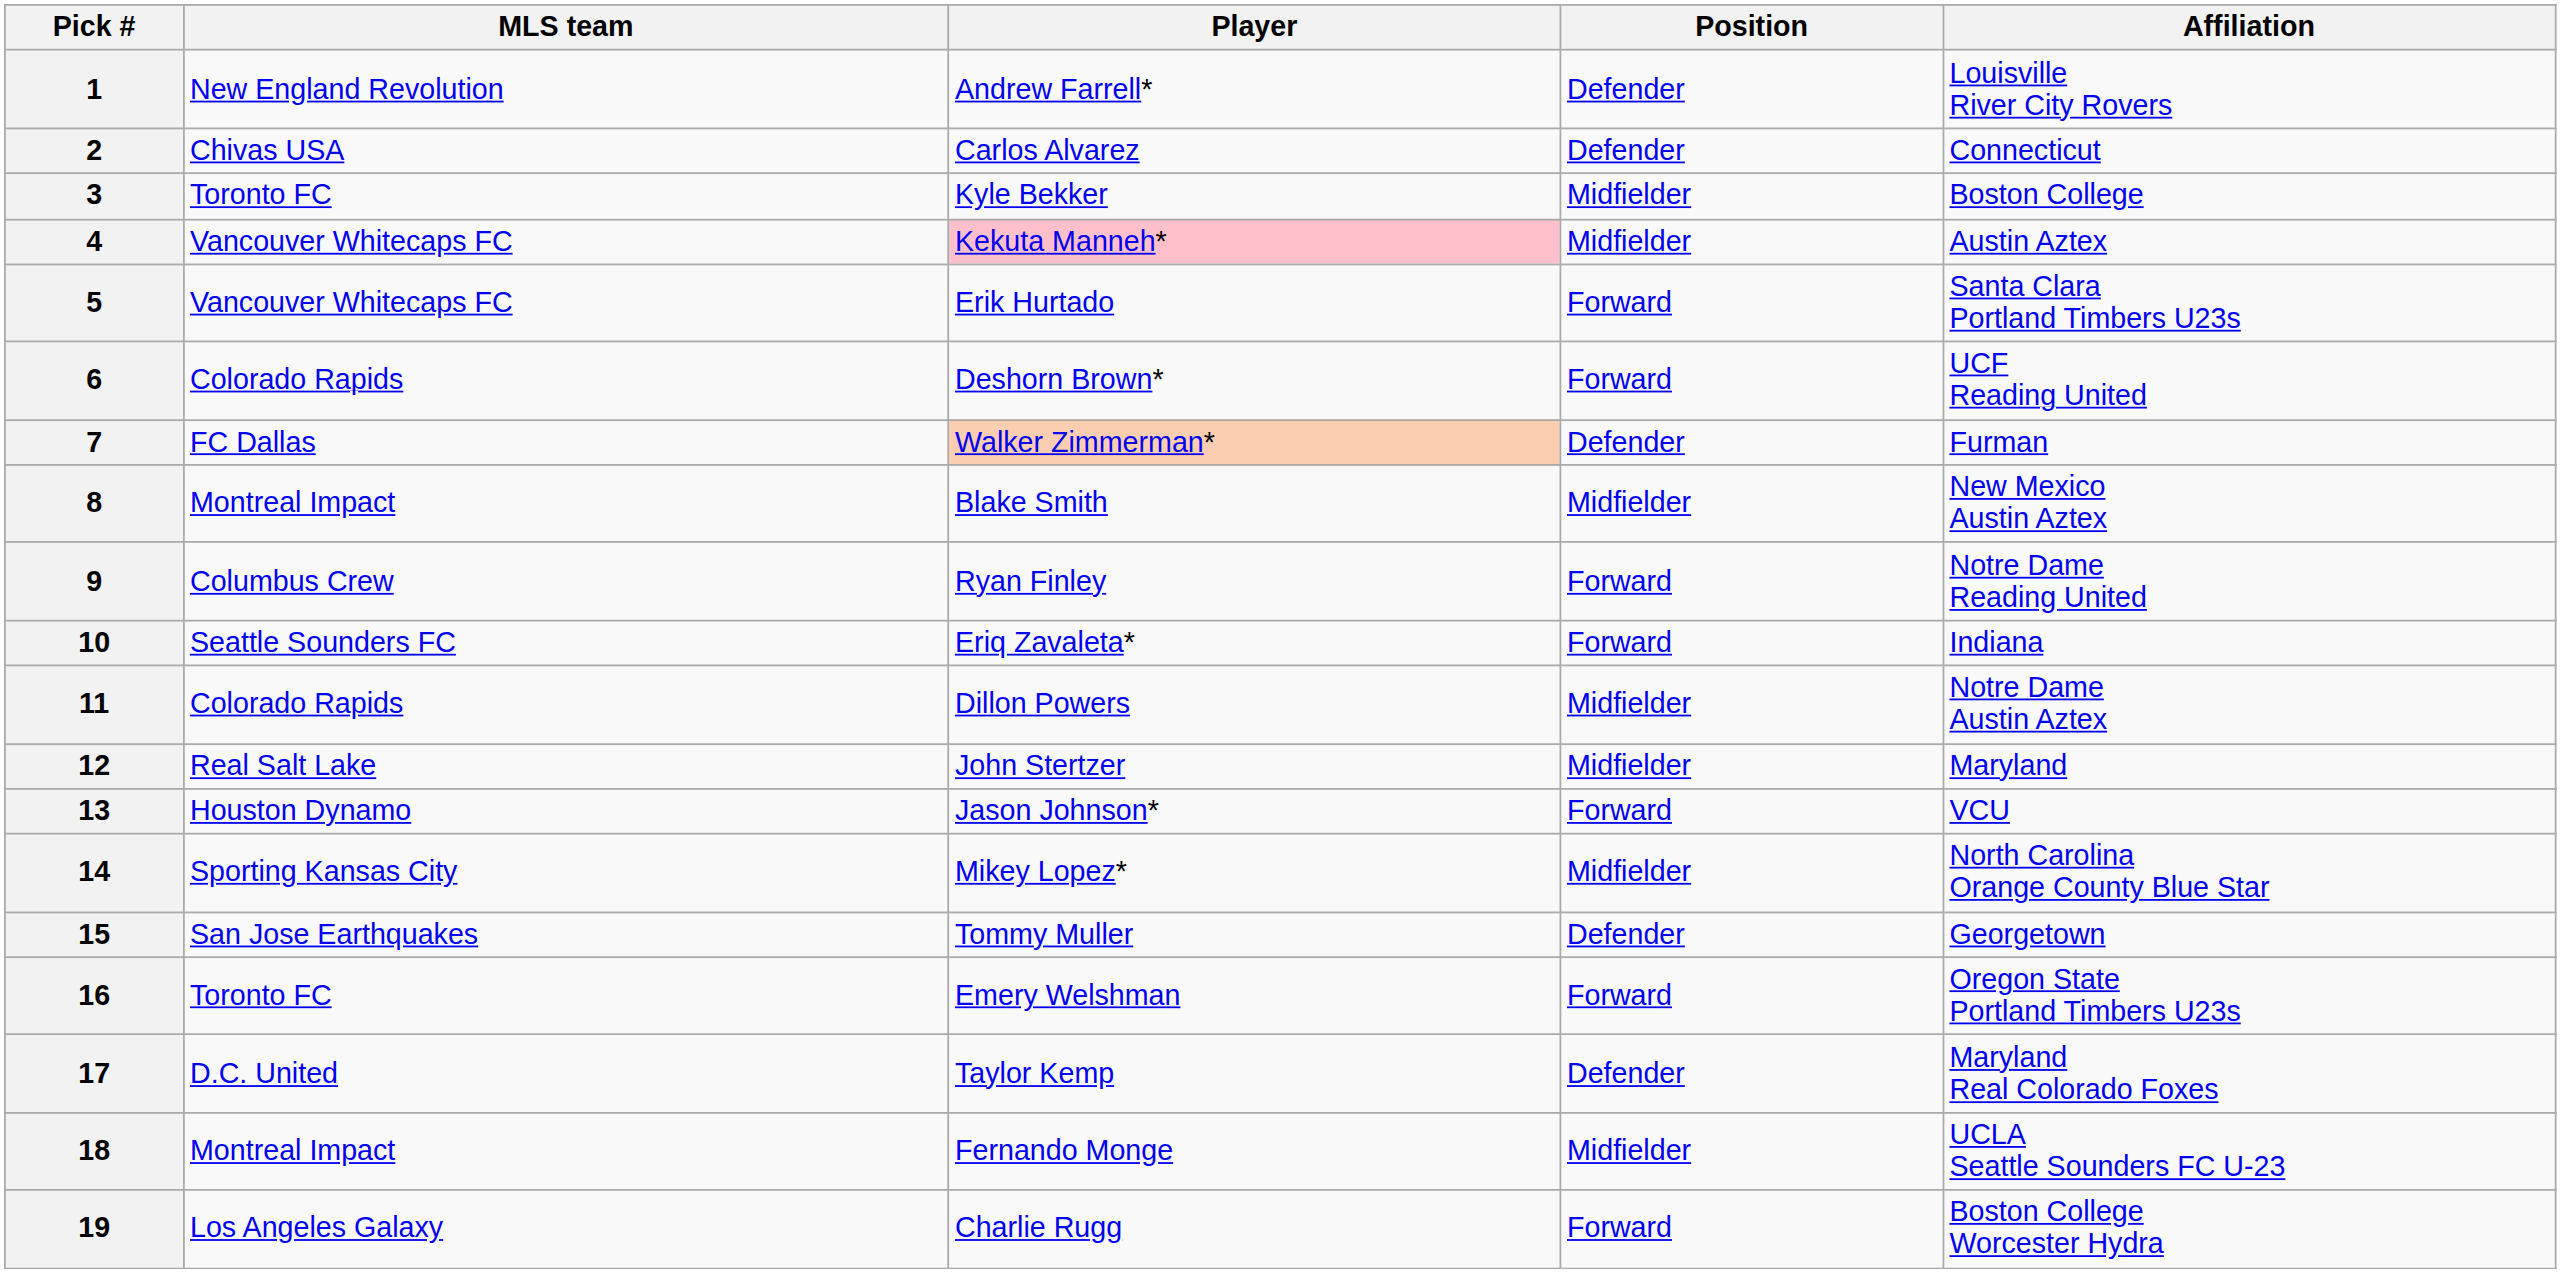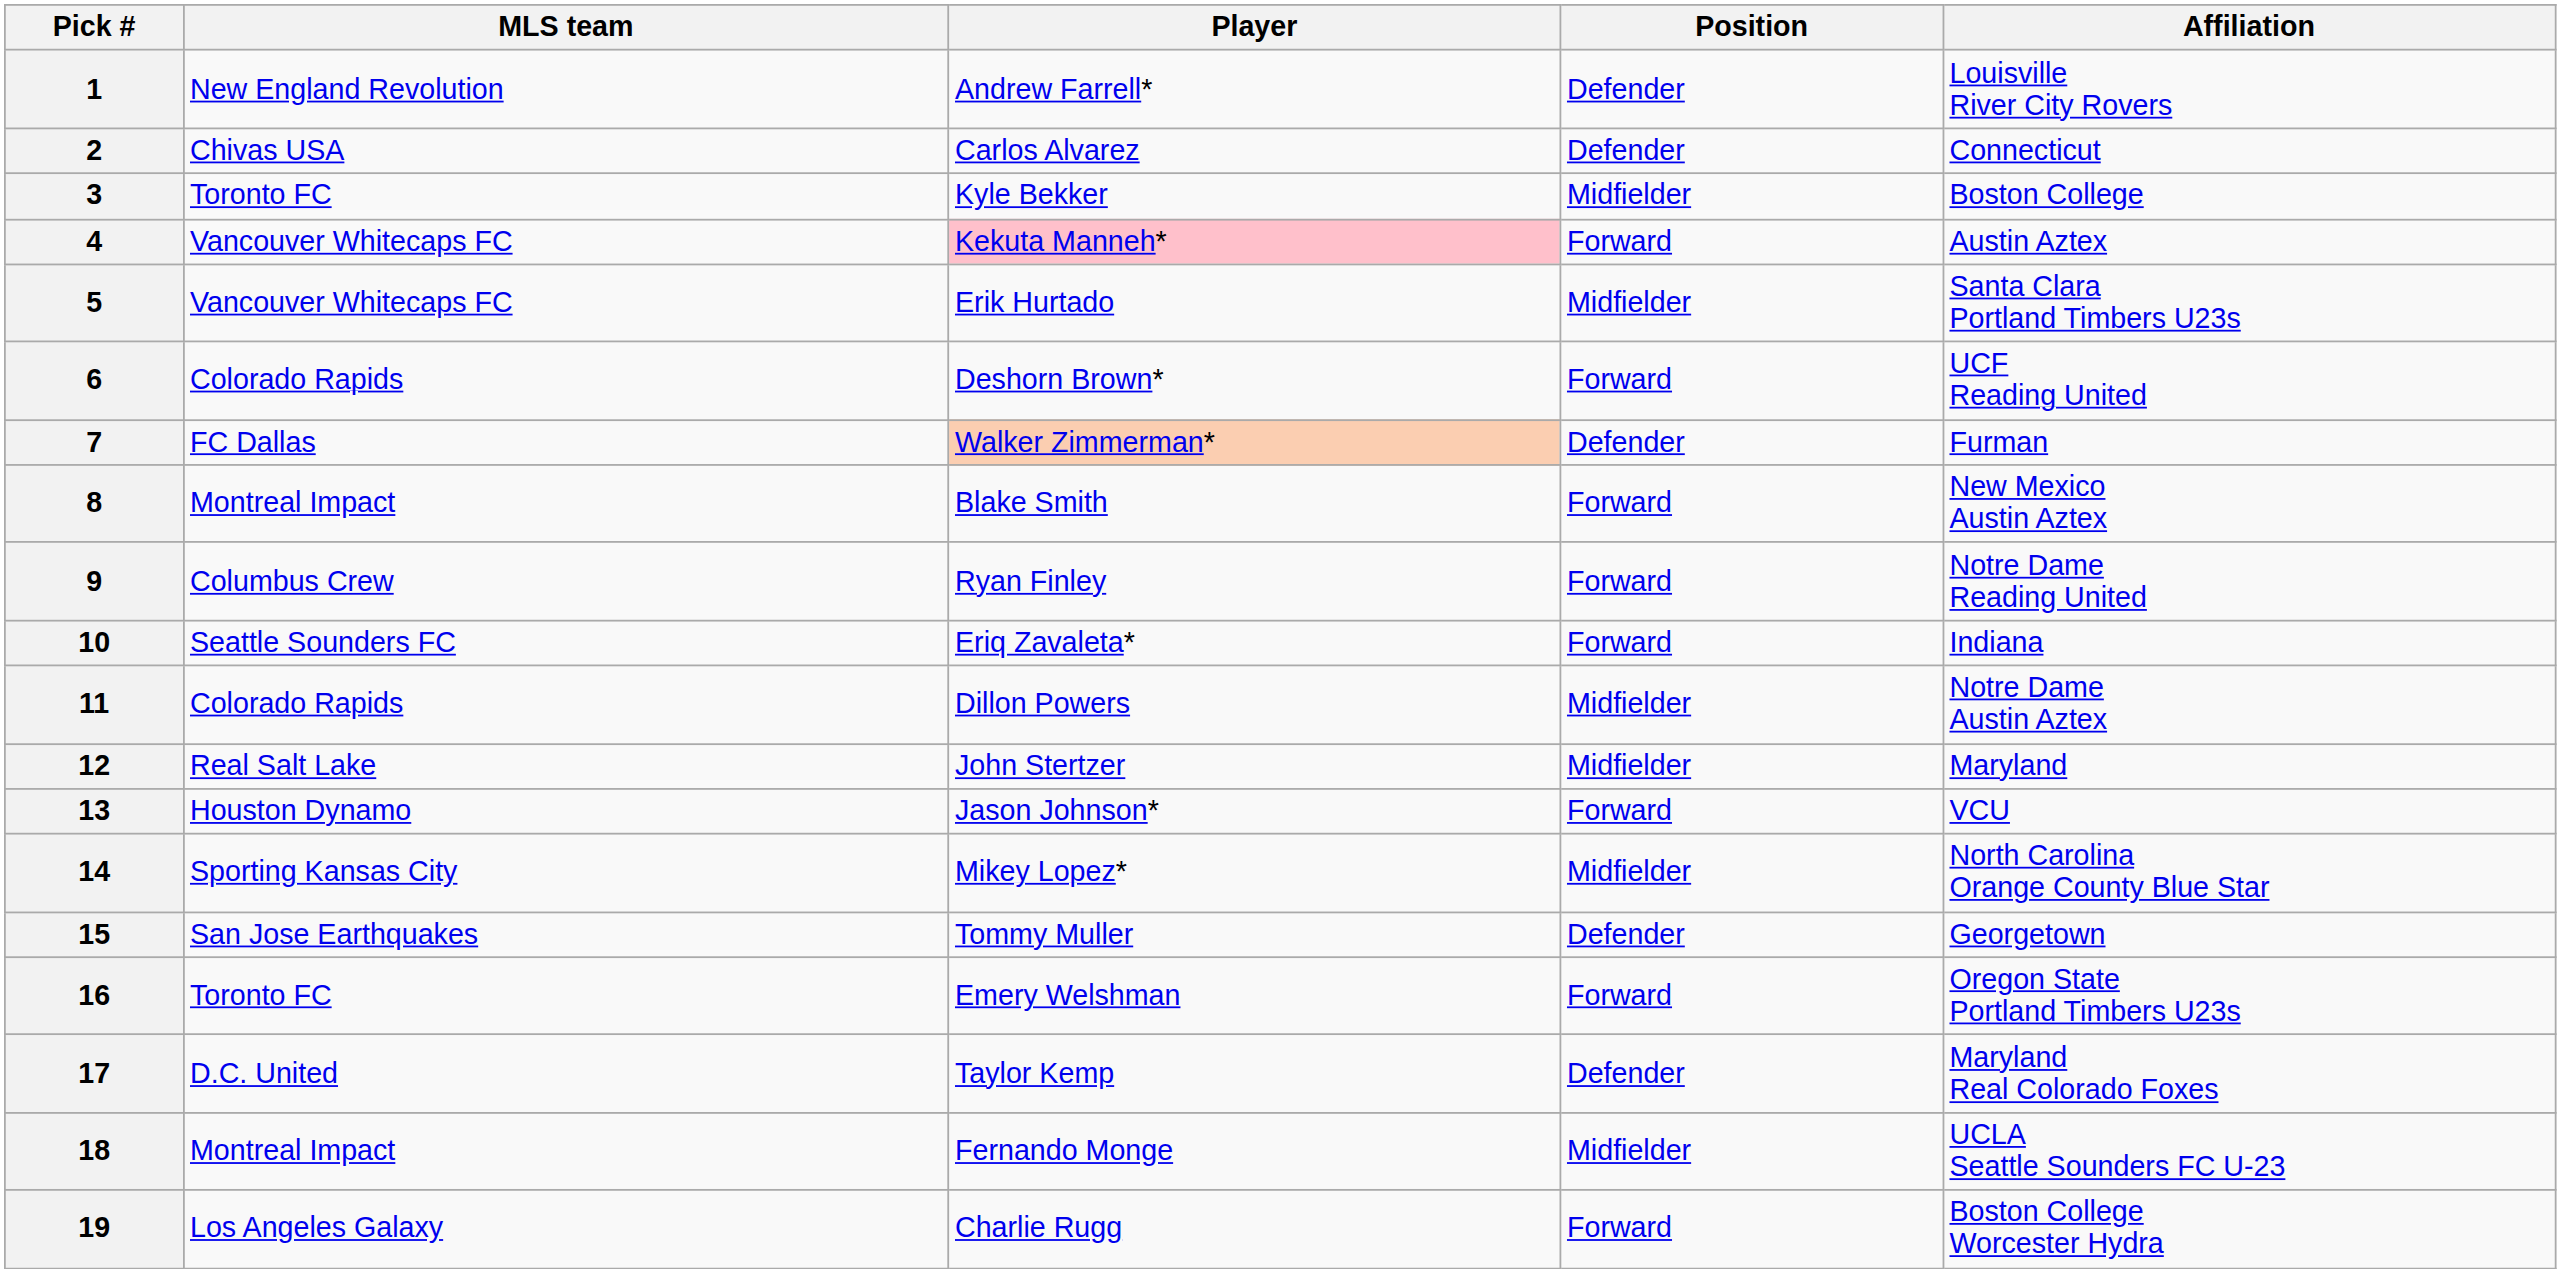(1629, 241) Midfielder -> (1620, 241) Forward
(1620, 302) Forward -> (1629, 302) Midfielder
(1629, 503) Midfielder -> (1620, 503) Forward
